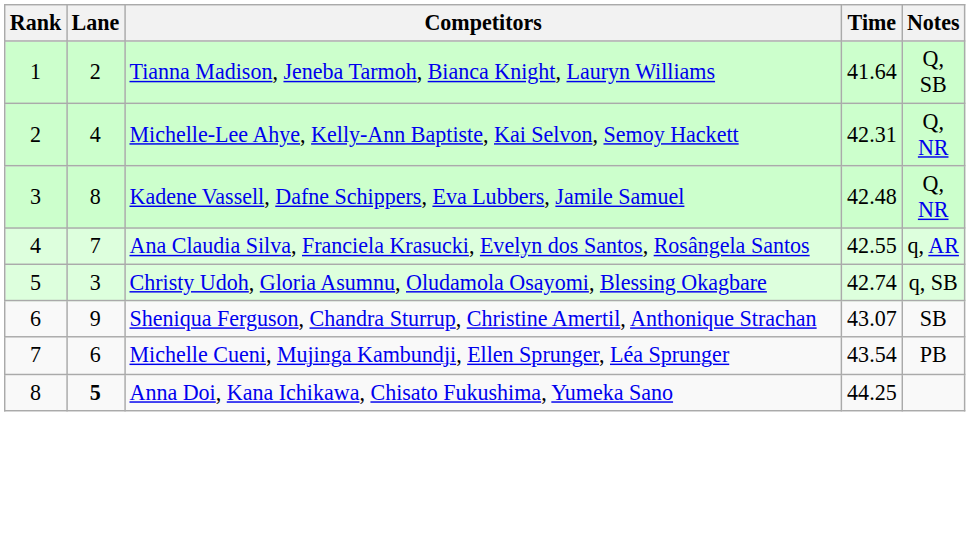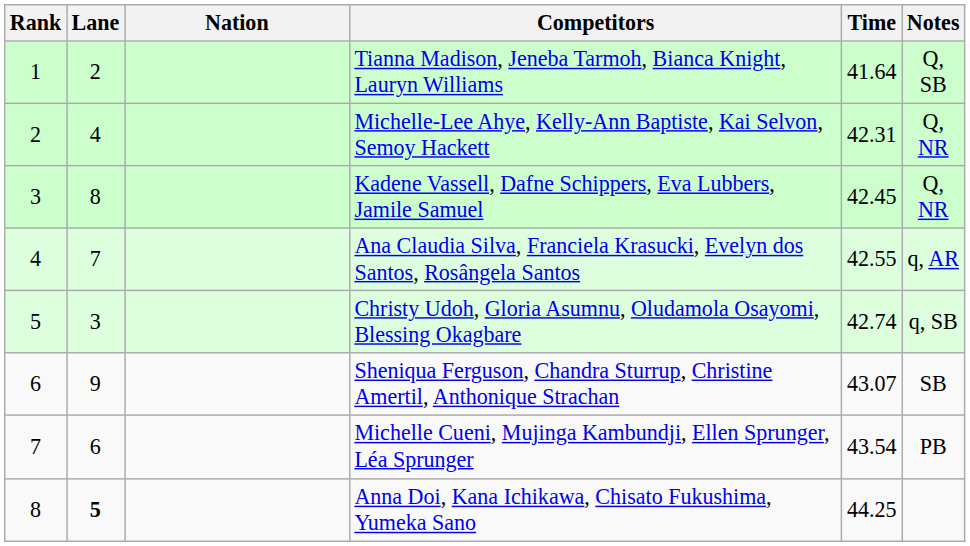+ column: (237, 22)
(872, 197) 42.48 -> (872, 197) 42.45
